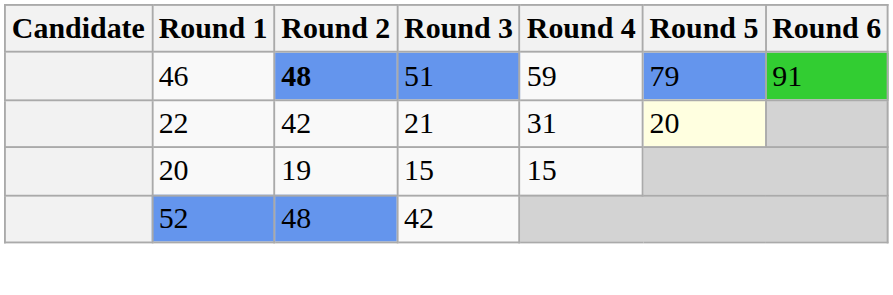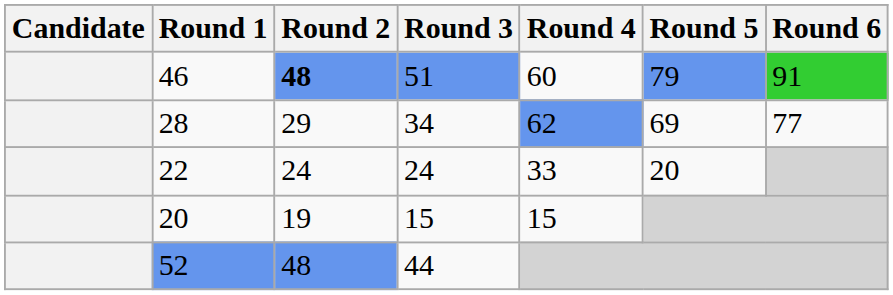(542, 75) 59 -> (542, 75) 60
+ row: (174, 123)
(296, 123) 42 -> (296, 170) 24
(419, 123) 21 -> (419, 170) 24
(542, 123) 31 -> (542, 170) 33
(664, 123) lightyellow background -> (664, 170) no background
(419, 218) 42 -> (419, 265) 44
